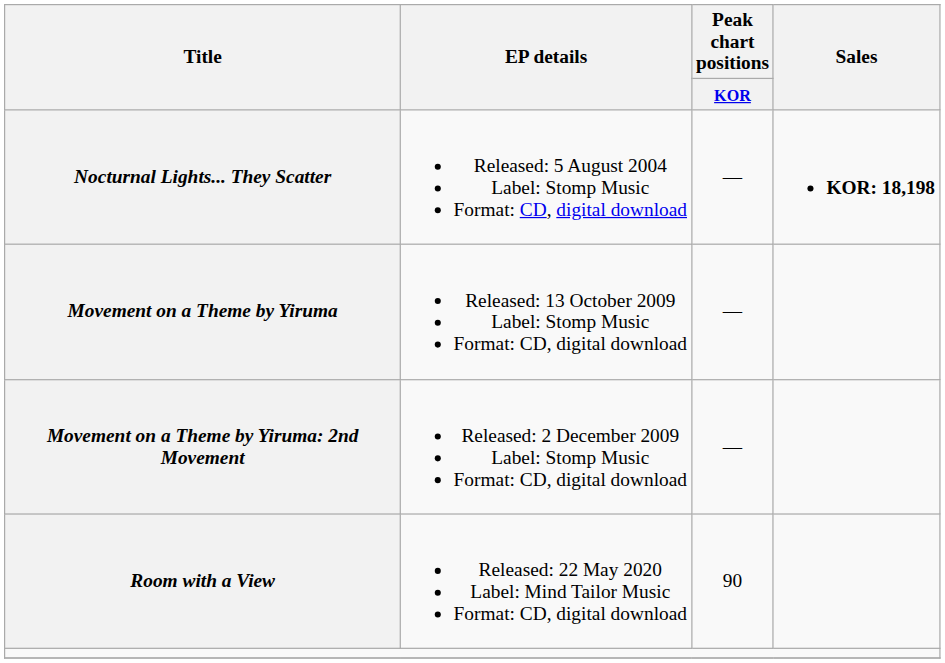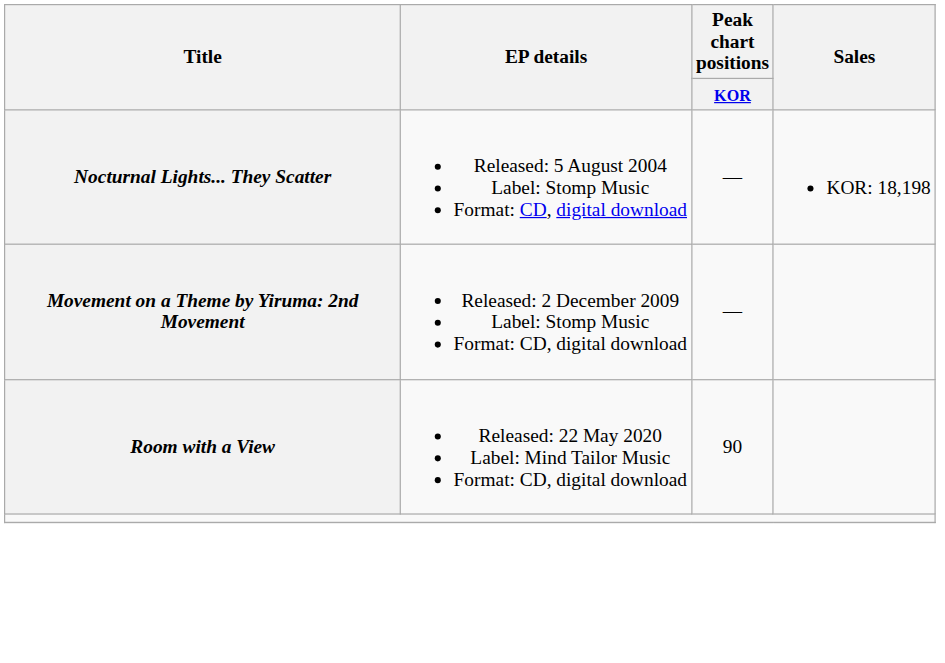(857, 188) bold -> (854, 188) normal
- row: (203, 311)
